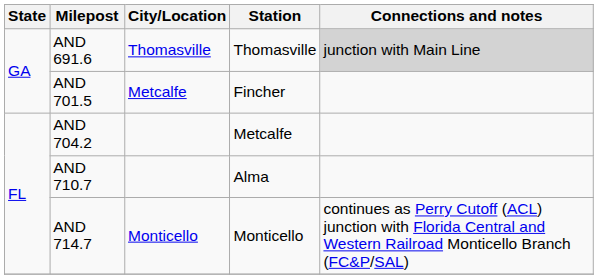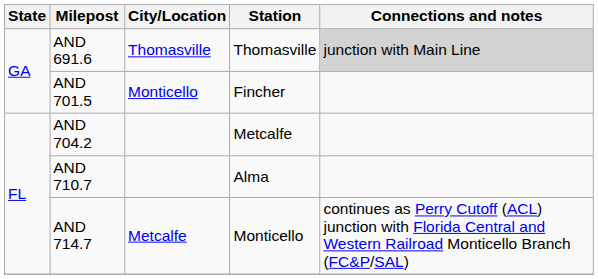(157, 92) Metcalfe -> (163, 92) Monticello
(163, 235) Monticello -> (157, 235) Metcalfe
